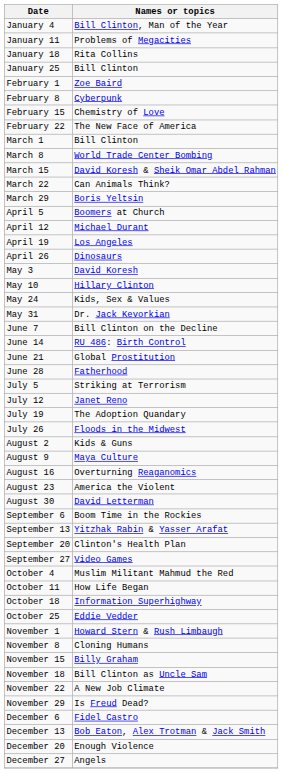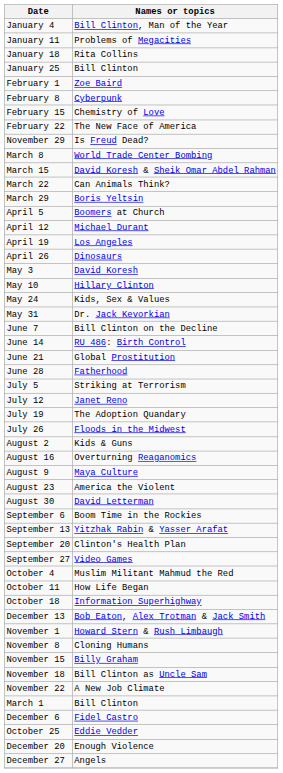rows swapped: (25, 141) <-> (36, 703)
rows swapped: (28, 458) <-> (30, 473)
rows swapped: (33, 617) <-> (36, 732)
